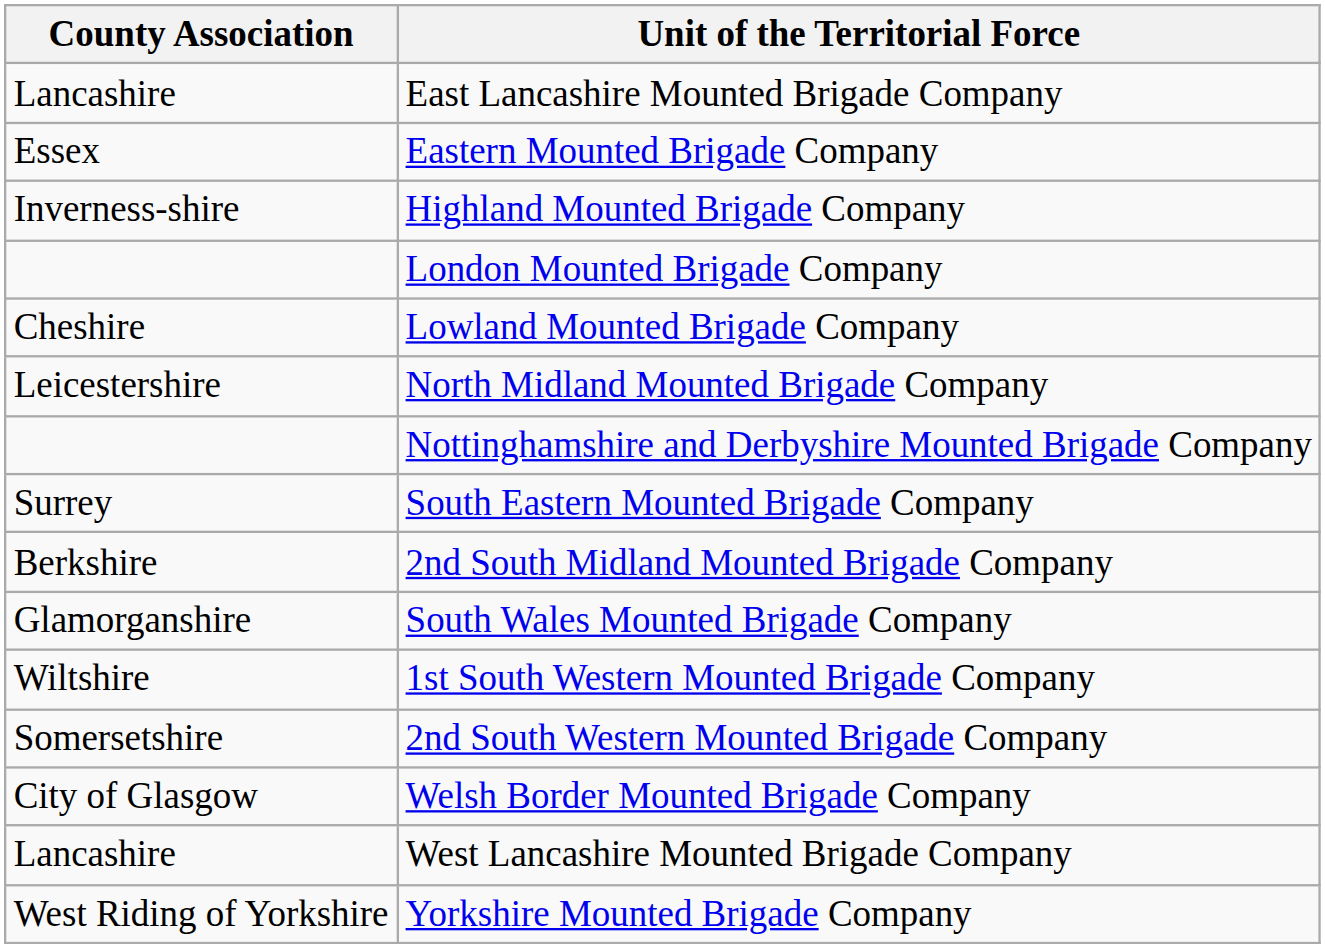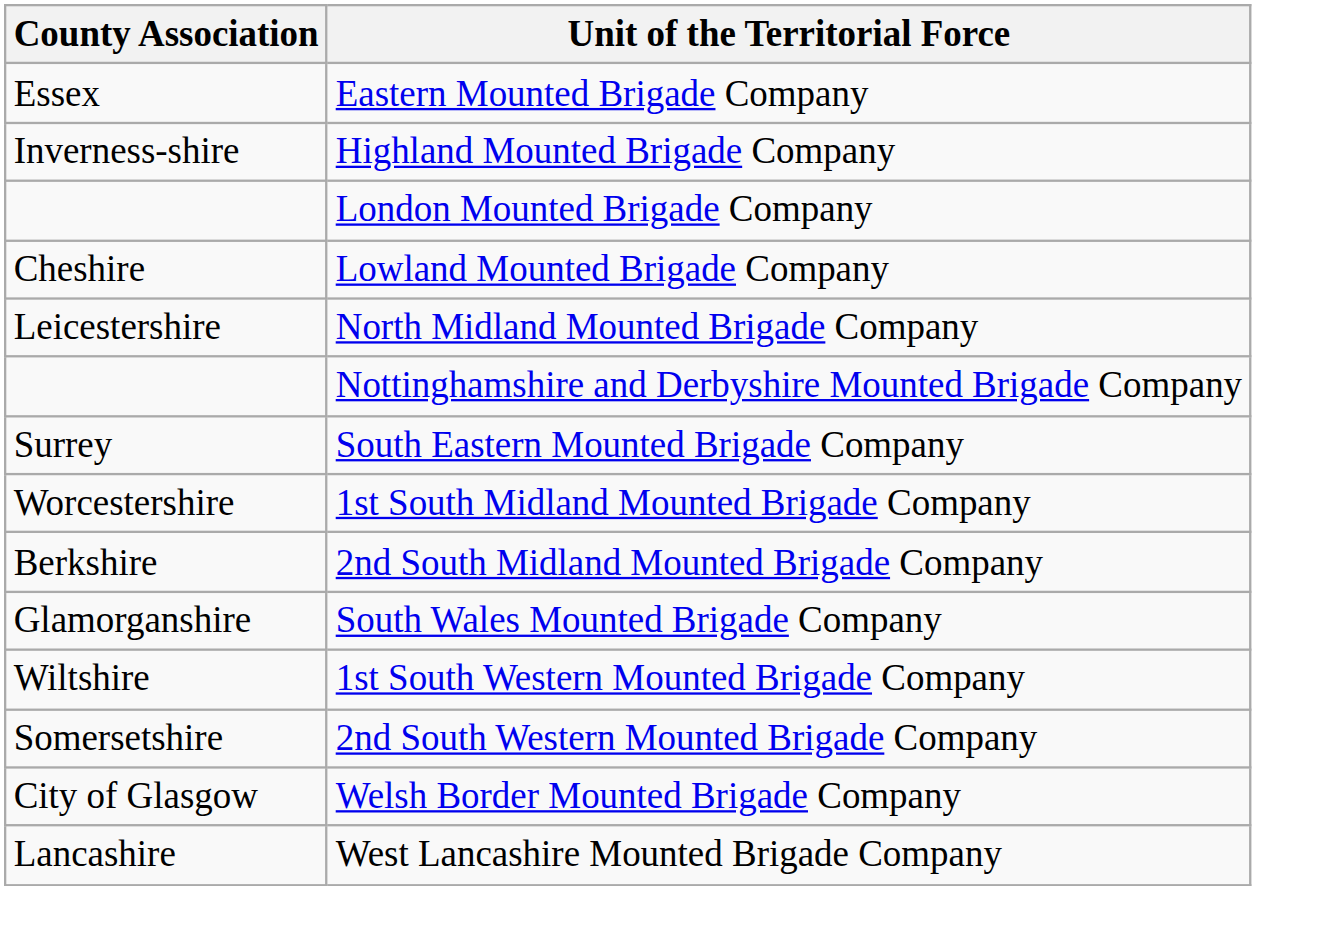- row: (734, 92)
+ row: (683, 502)
- row: (689, 913)
